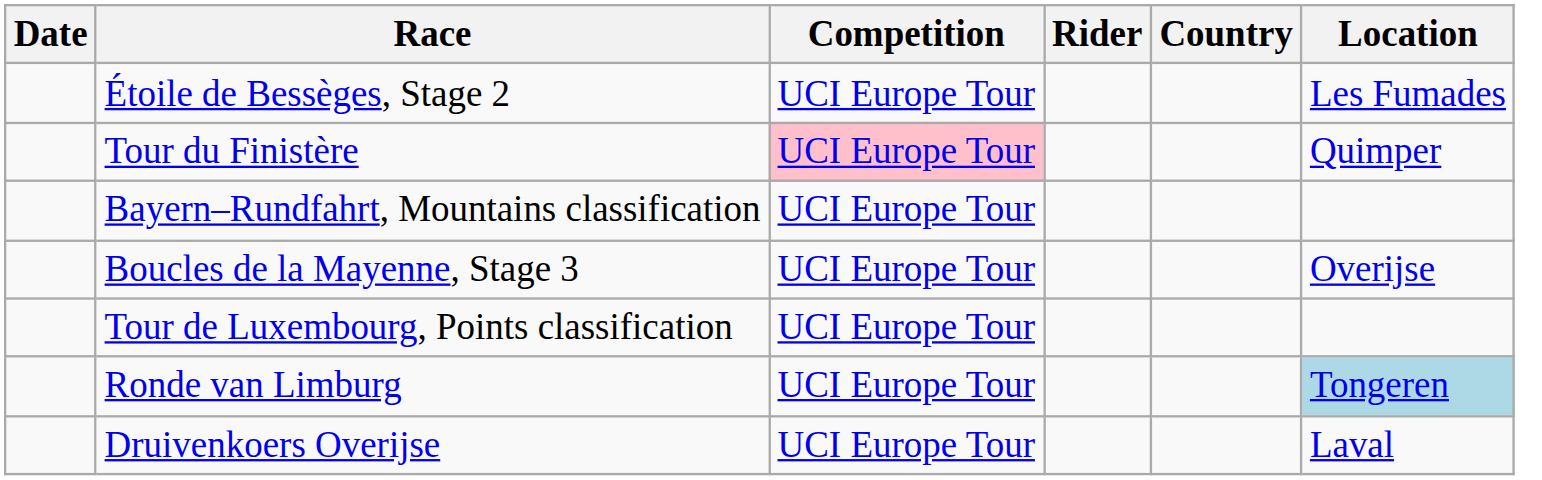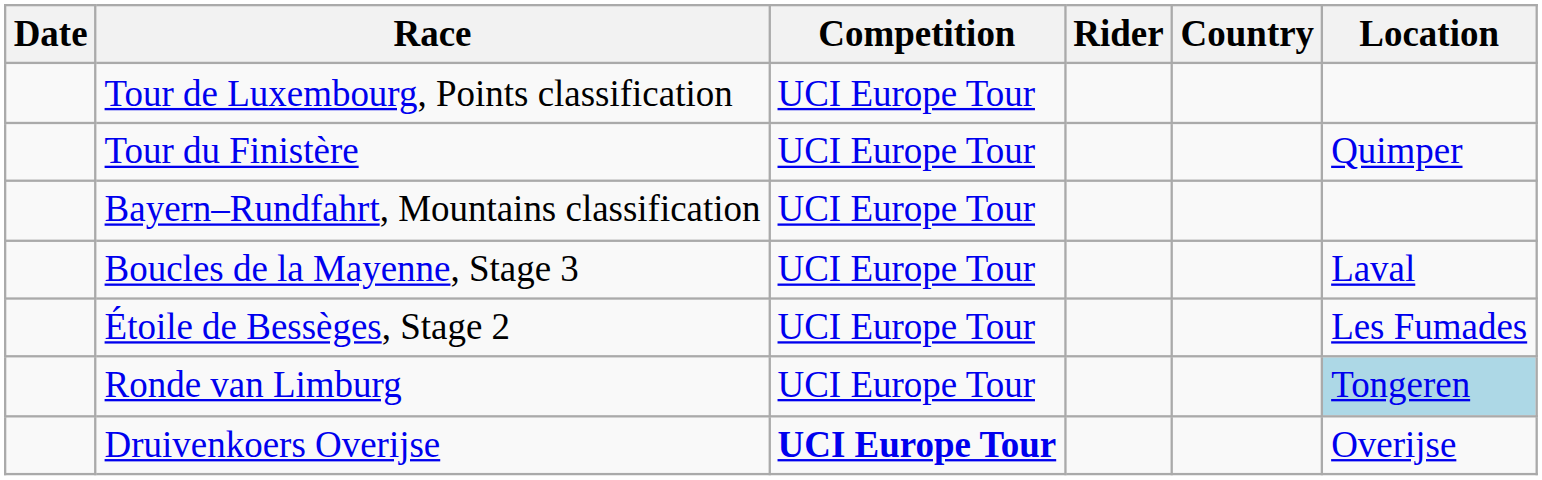rows swapped: (307, 92) <-> (419, 326)
(906, 151) pink background -> (906, 151) no background
(1373, 268) Overijse -> (1373, 268) Laval
(906, 444) normal -> (917, 444) bold
(1352, 444) Laval -> (1394, 444) Overijse
